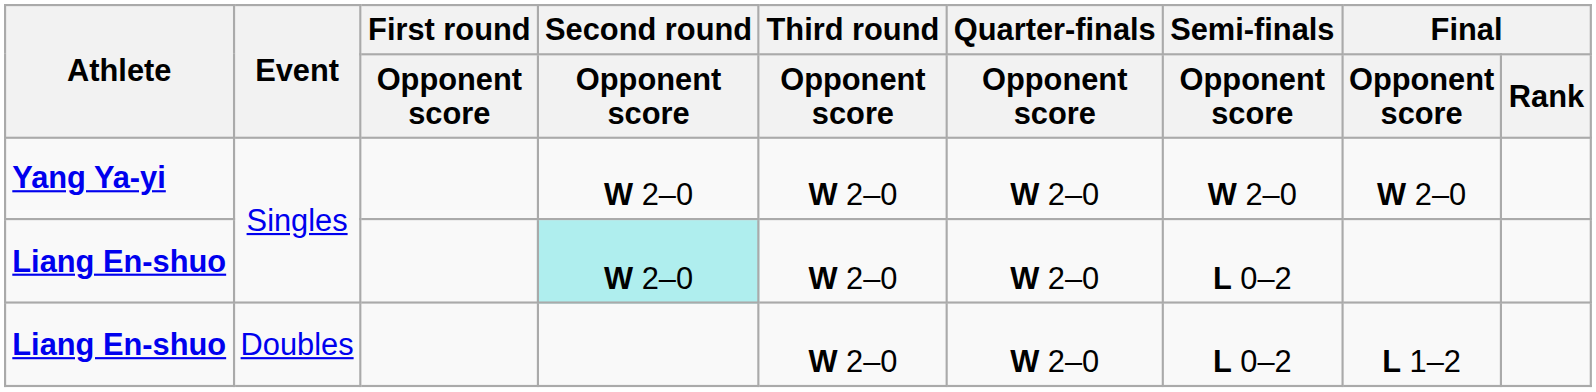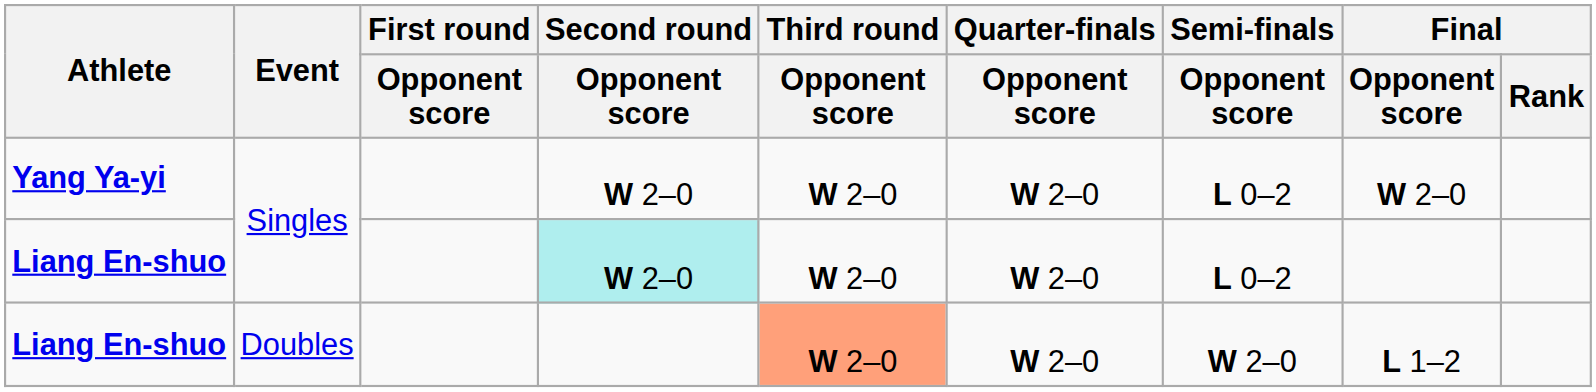(1252, 196) W 2–0 -> (1252, 196) L 0–2
(853, 362) no background -> (853, 362) lightsalmon background
(1252, 362) L 0–2 -> (1252, 362) W 2–0
